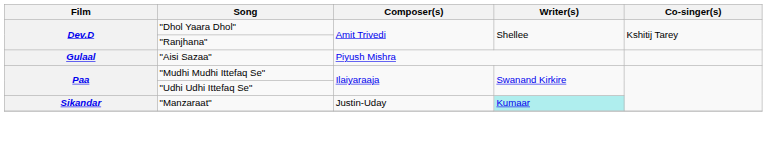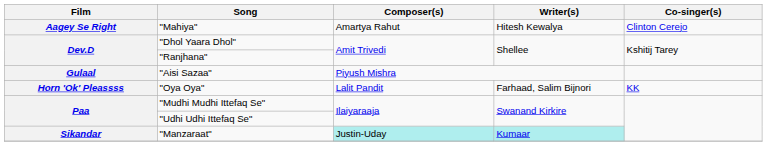+ row: (178, 27)
+ row: (182, 88)
(361, 103) no background -> (361, 133) paleturquoise background
